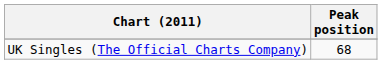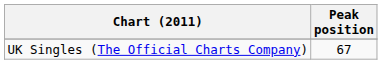(344, 49) 68 -> (344, 49) 67
